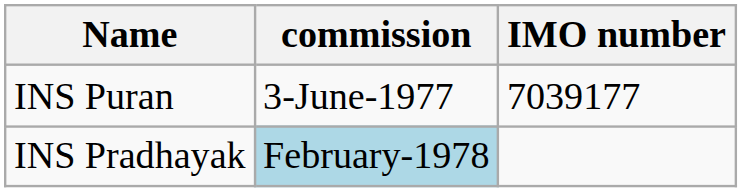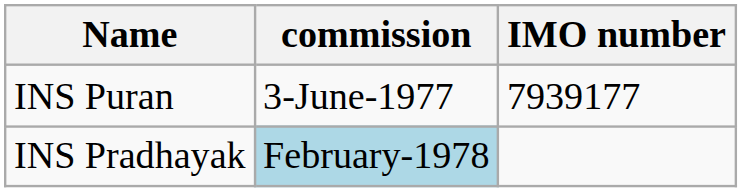(574, 95) 7039177 -> (574, 95) 7939177
